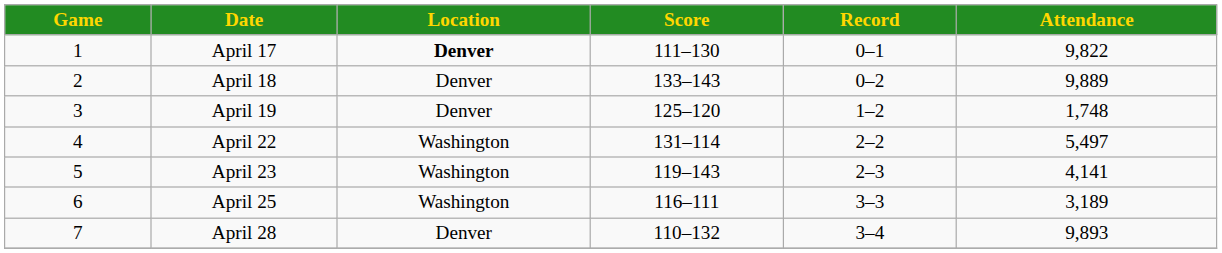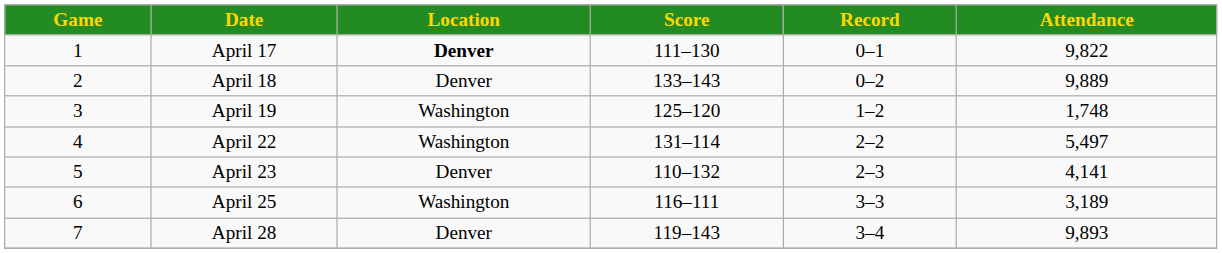(464, 111) Denver -> (464, 111) Washington
(464, 171) Washington -> (464, 171) Denver
(687, 171) 119–143 -> (687, 171) 110–132
(687, 232) 110–132 -> (687, 232) 119–143
